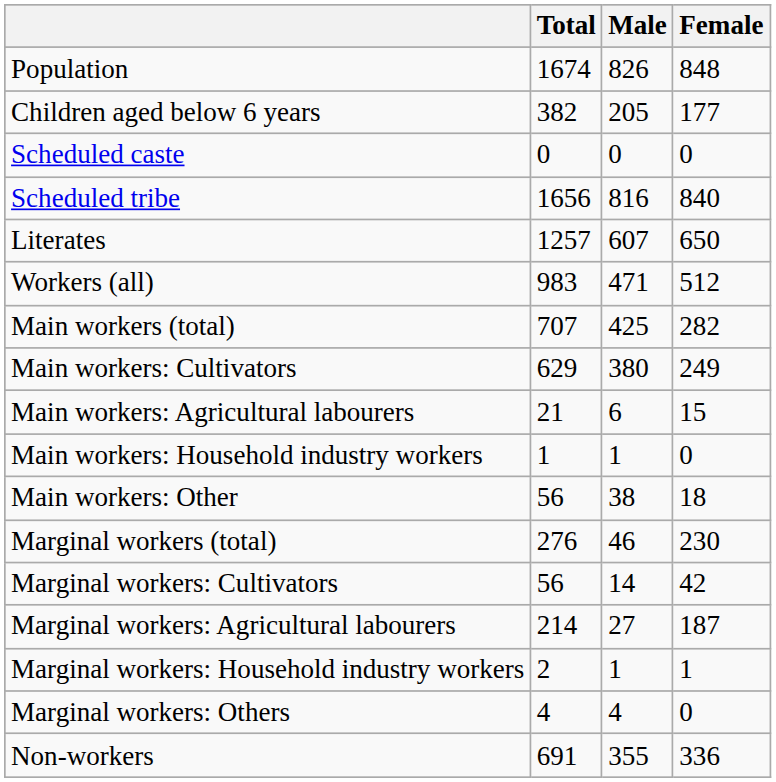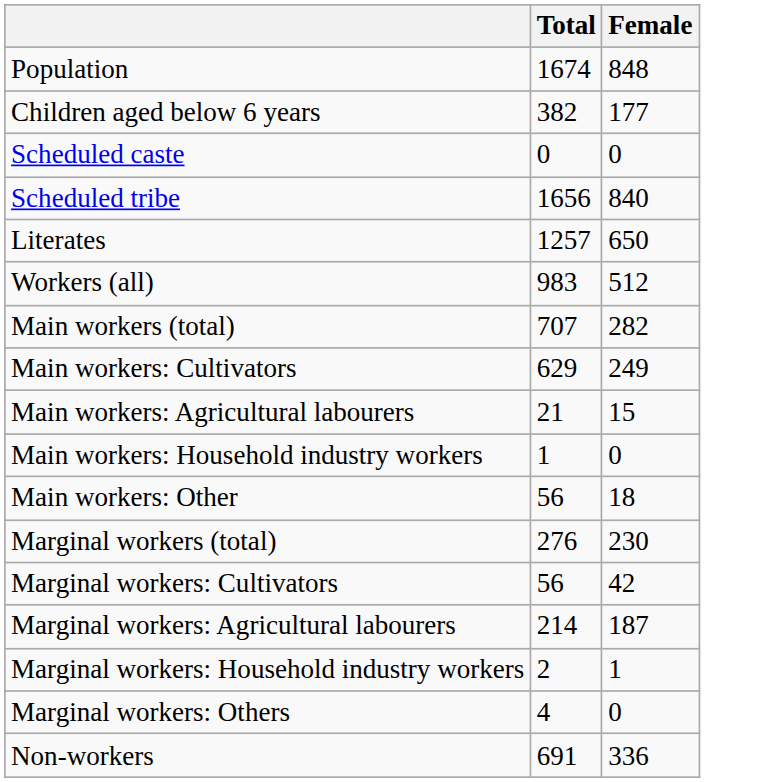- column: (638, 25)
